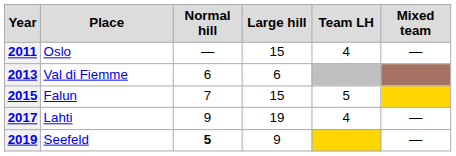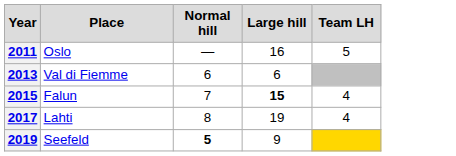- column: (416, 22)
(277, 52) 15 -> (277, 52) 16
(346, 52) 4 -> (346, 52) 5
(277, 96) normal -> (277, 96) bold
(346, 96) 5 -> (346, 96) 4
(208, 117) 9 -> (208, 117) 8
